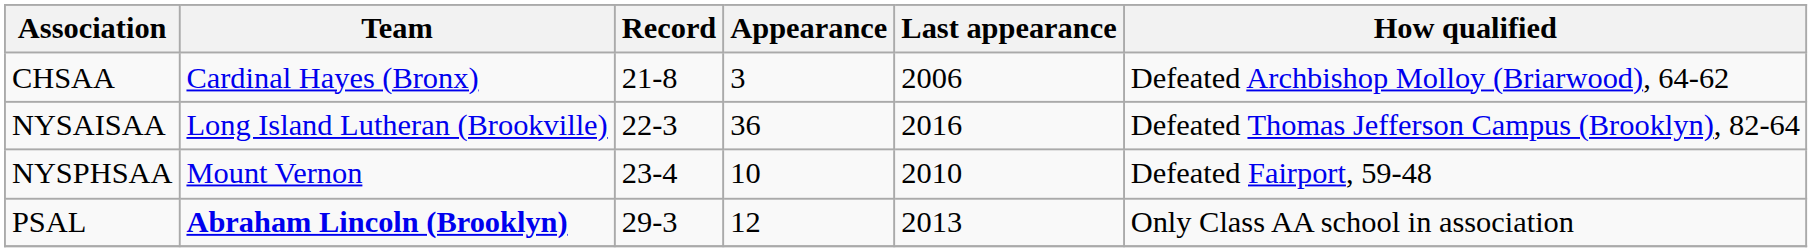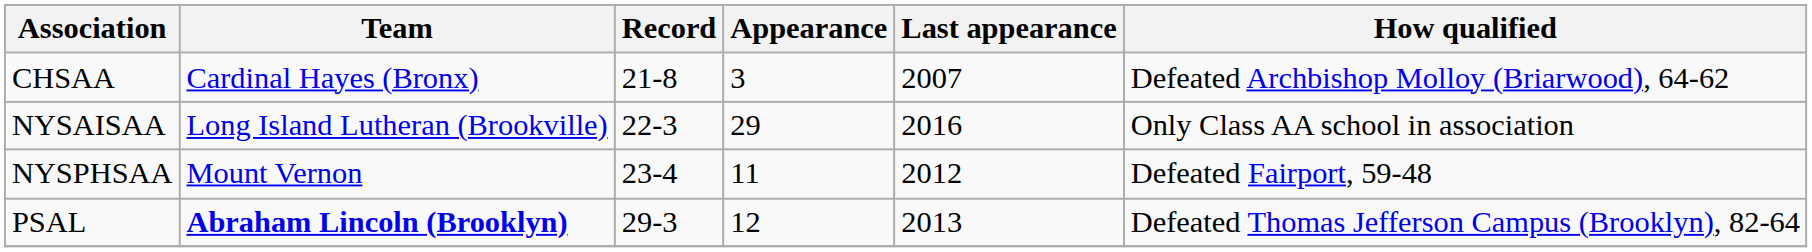(932, 76) 2006 -> (932, 76) 2007
(746, 125) 36 -> (746, 125) 29
(1465, 125) Defeated Thomas Jefferson Campus (Brooklyn), 82-64 -> (1352, 125) Only Class AA school in association
(746, 173) 10 -> (745, 173) 11
(932, 173) 2010 -> (932, 173) 2012
(1352, 221) Only Class AA school in association -> (1465, 221) Defeated Thomas Jefferson Campus (Brooklyn), 82-64
